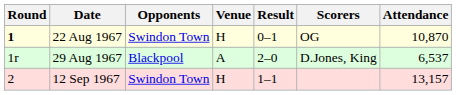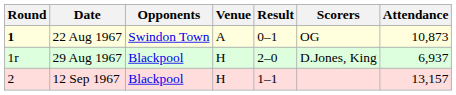(221, 36) H -> (221, 36) A
(430, 36) 10,870 -> (430, 36) 10,873
(221, 57) A -> (221, 57) H
(433, 57) 6,537 -> (433, 57) 6,937
(169, 79) Swindon Town -> (156, 79) Blackpool
